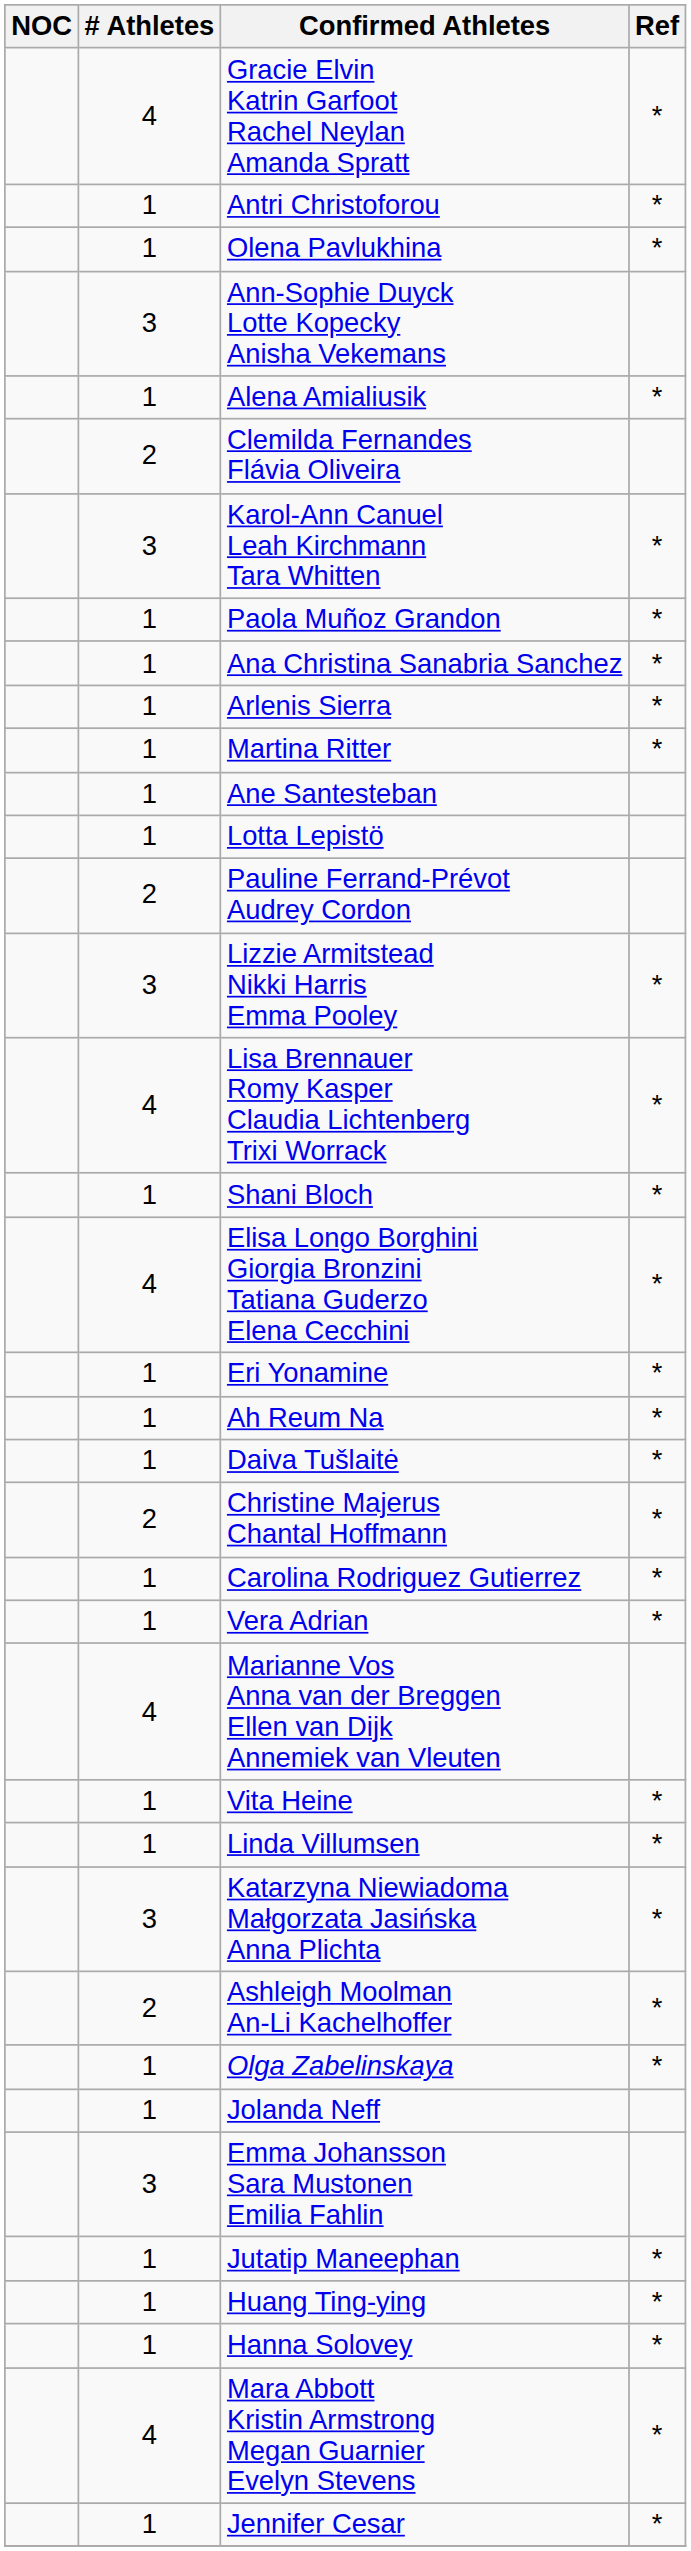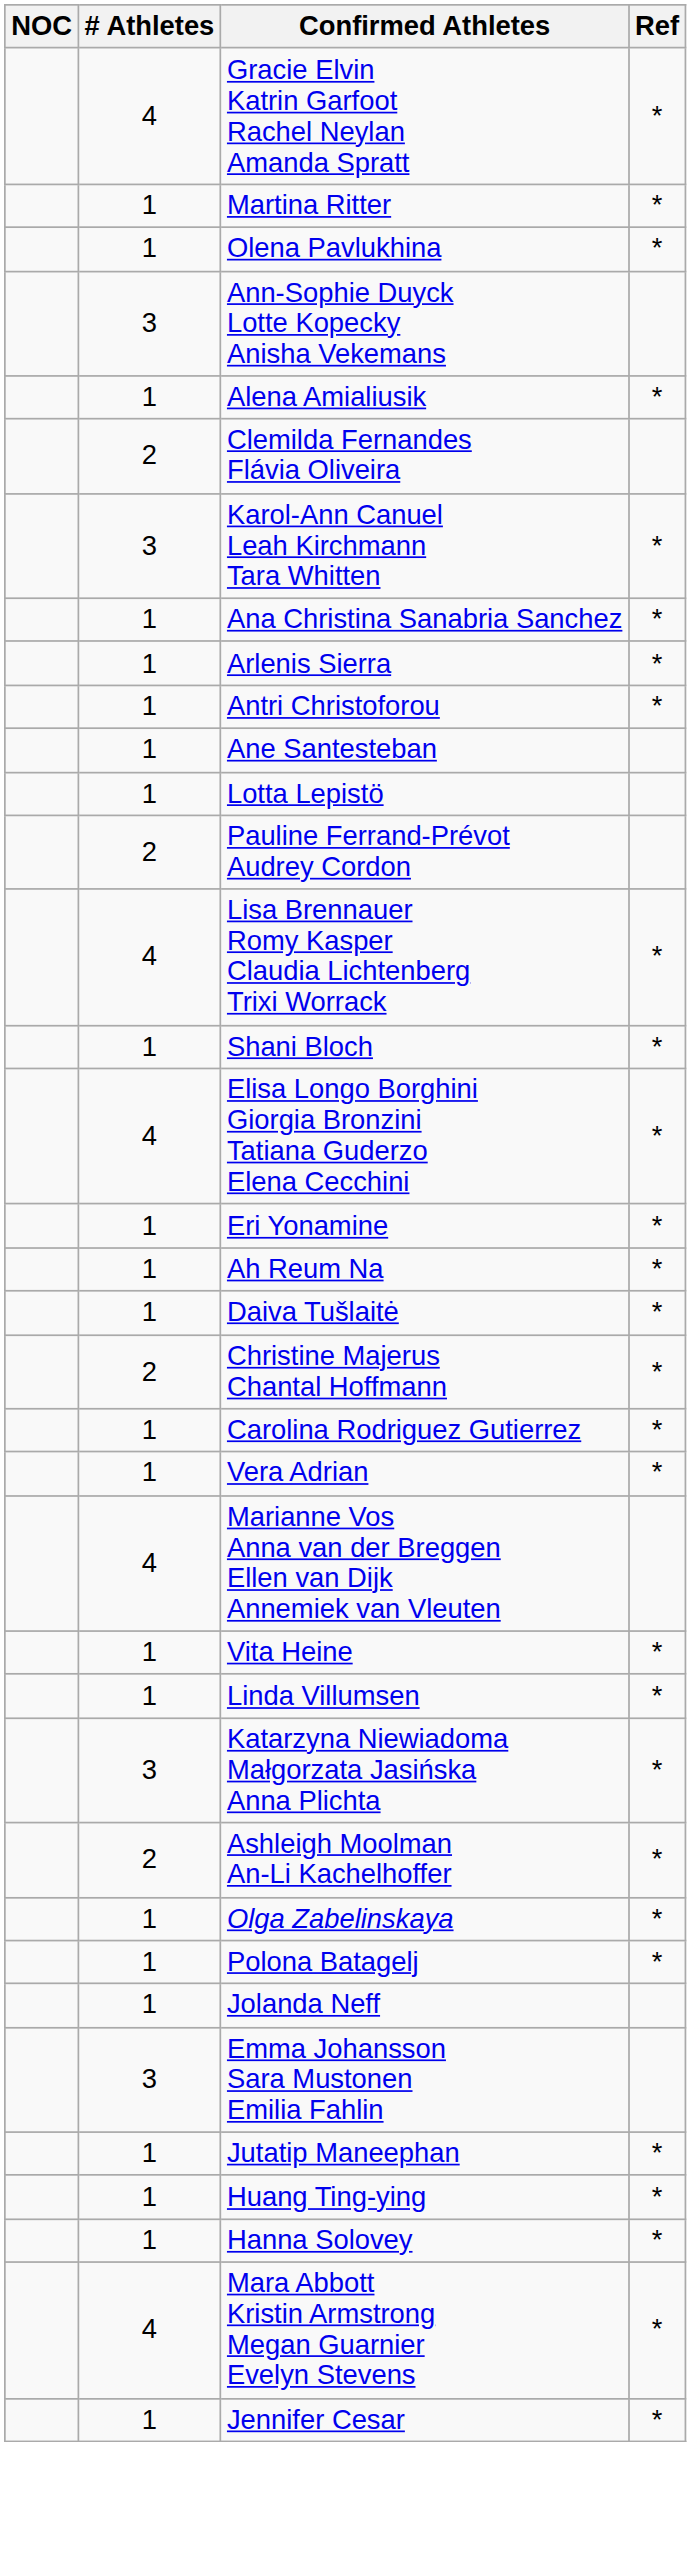rows swapped: (309, 749) <-> (333, 205)
- row: (364, 619)
- row: (330, 984)
+ row: (323, 1961)
